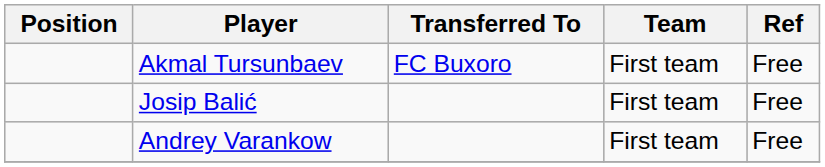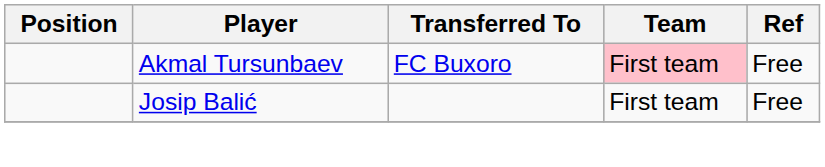(664, 63) no background -> (664, 63) pink background
- row: (235, 141)
